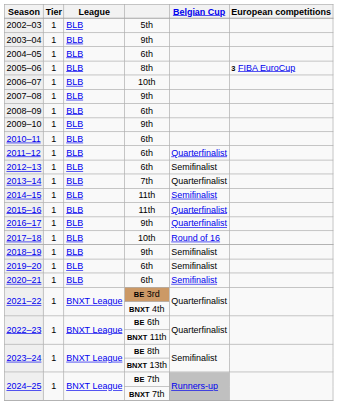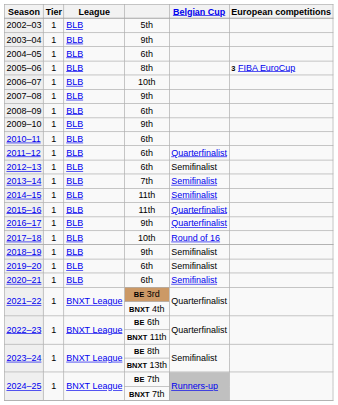(199, 181) Quarterfinalist -> (194, 181) Semifinalist
